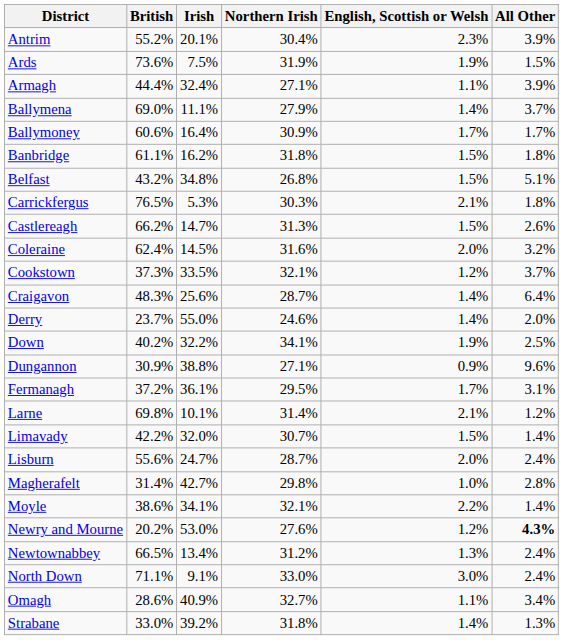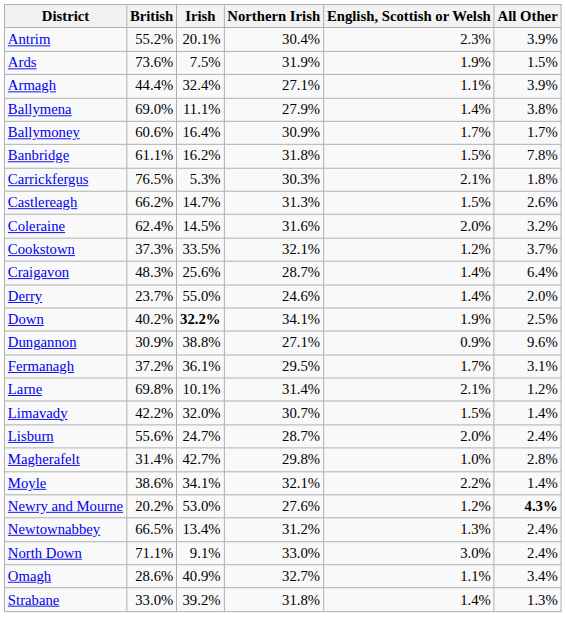(540, 109) 3.7% -> (542, 109) 3.8%
(540, 156) 1.8% -> (542, 156) 7.8%
- row: (29, 179)
(199, 343) normal -> (200, 319) bold
